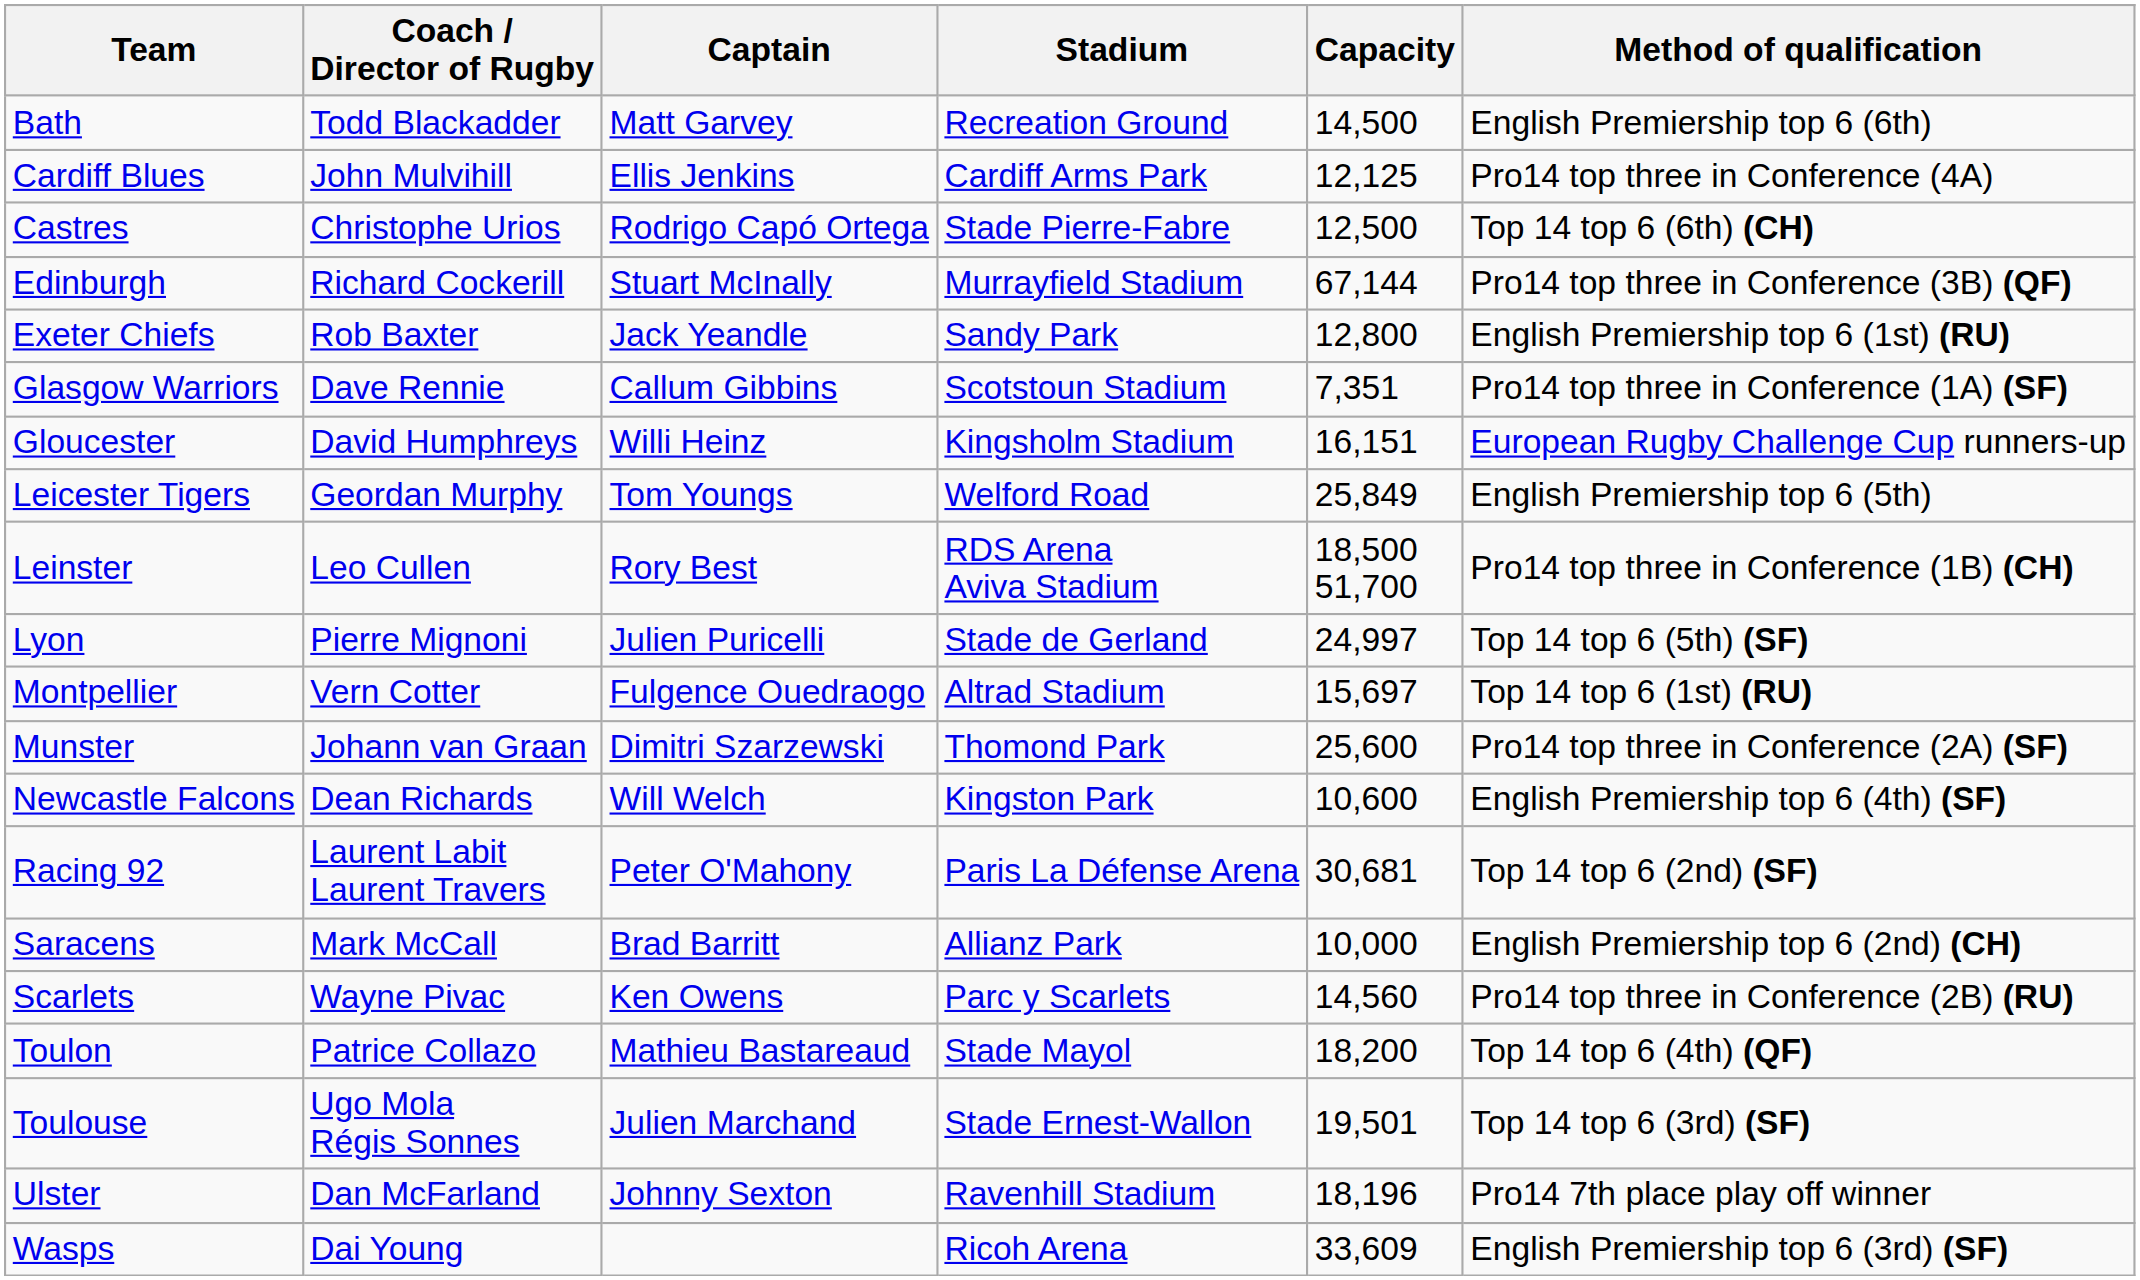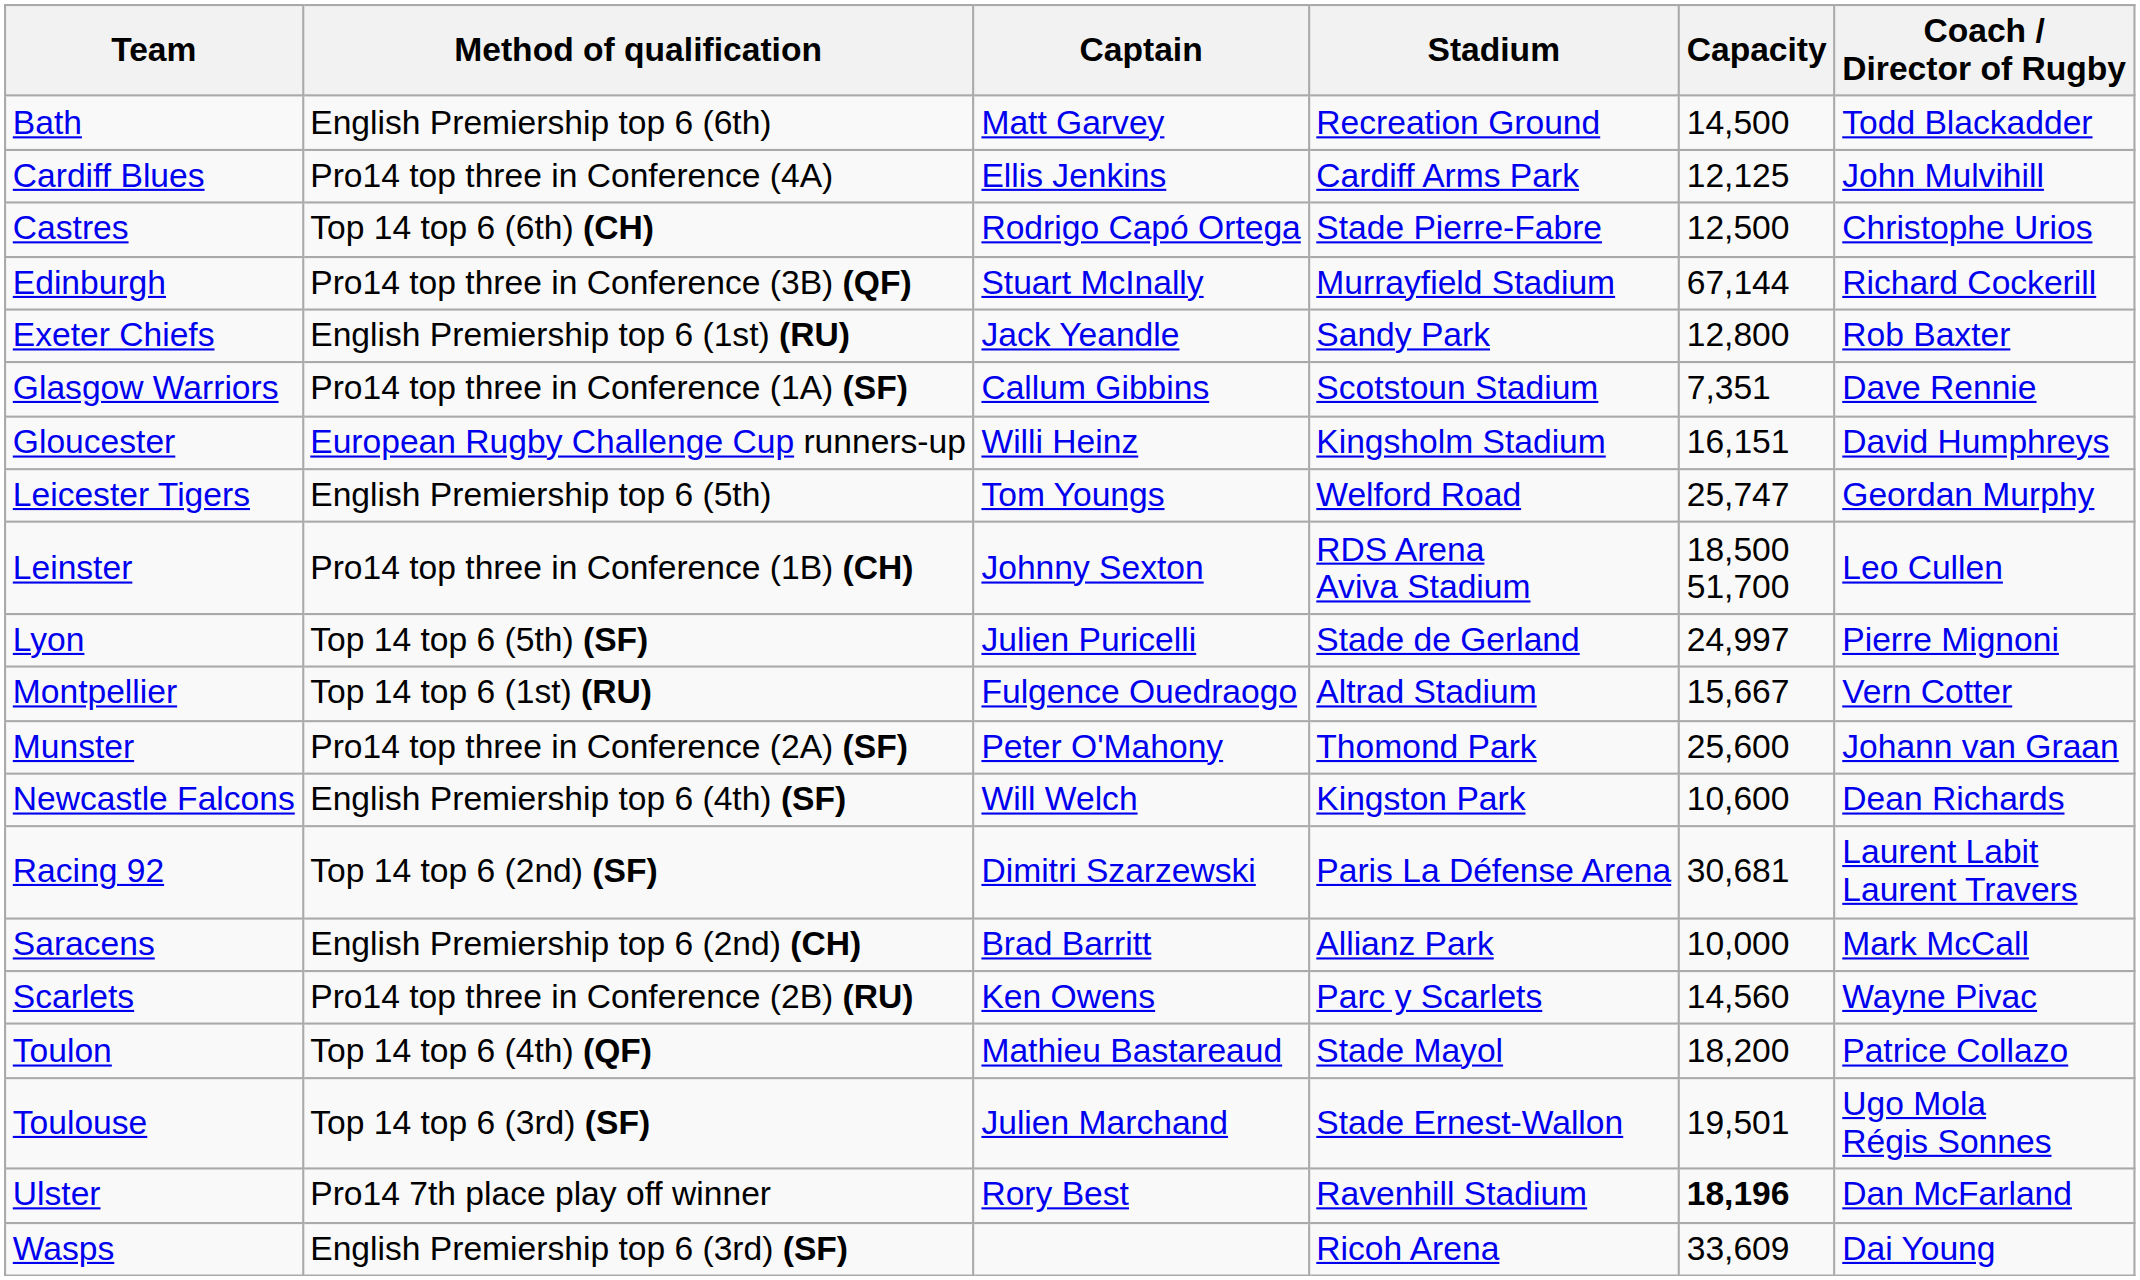columns swapped: (452, 50) <-> (1798, 50)
(1366, 495) 25,849 -> (1738, 495) 25,747
(683, 567) Rory Best -> (1093, 567) Johnny Sexton
(1366, 692) 15,697 -> (1738, 692) 15,667
(747, 746) Dimitri Szarzewski -> (1102, 746) Peter O'Mahony
(730, 871) Peter O'Mahony -> (1119, 871) Dimitri Szarzewski
(721, 1194) Johnny Sexton -> (1055, 1194) Rory Best
(1366, 1194) normal -> (1738, 1194) bold
